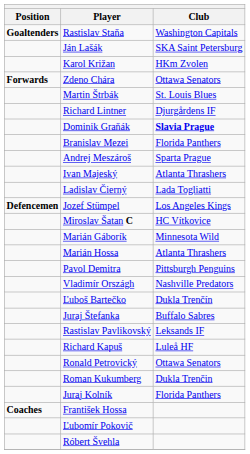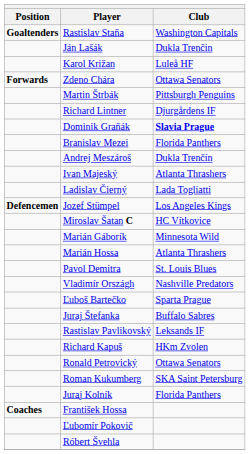(199, 48) SKA Saint Petersburg -> (184, 48) Dukla Trenčin
(182, 64) HKm Zvolen -> (174, 64) Luleå HF
(186, 95) St. Louis Blues -> (195, 95) Pittsburgh Penguins
(183, 158) Sparta Prague -> (184, 158) Dukla Trenčín
(195, 268) Pittsburgh Penguins -> (186, 268) St. Louis Blues
(184, 300) Dukla Trenčín -> (183, 300) Sparta Prague
(174, 347) Luleå HF -> (182, 347) HKm Zvolen
(184, 378) Dukla Trenčin -> (199, 378) SKA Saint Petersburg
